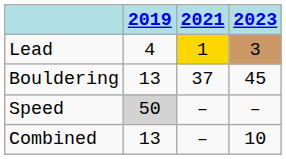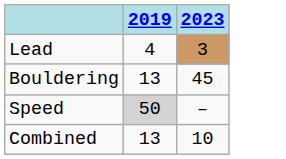- column: (203, 20)
